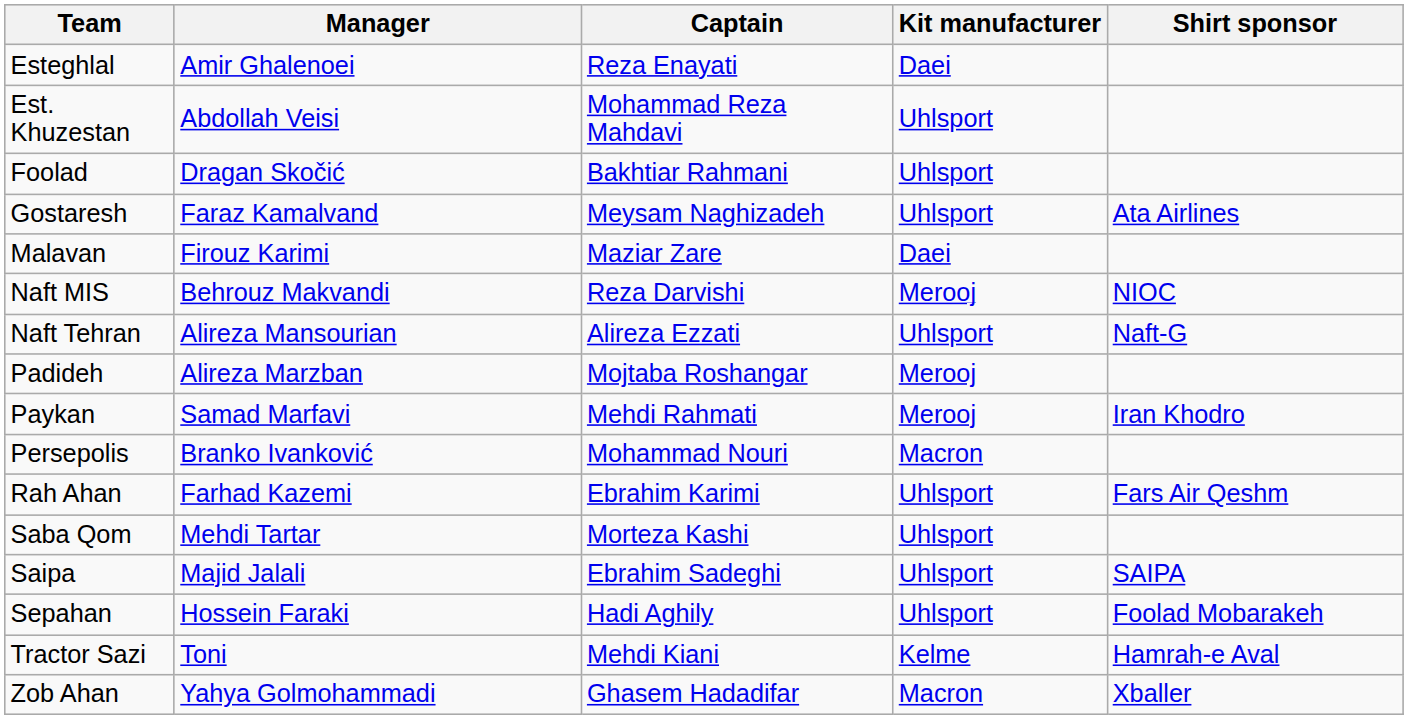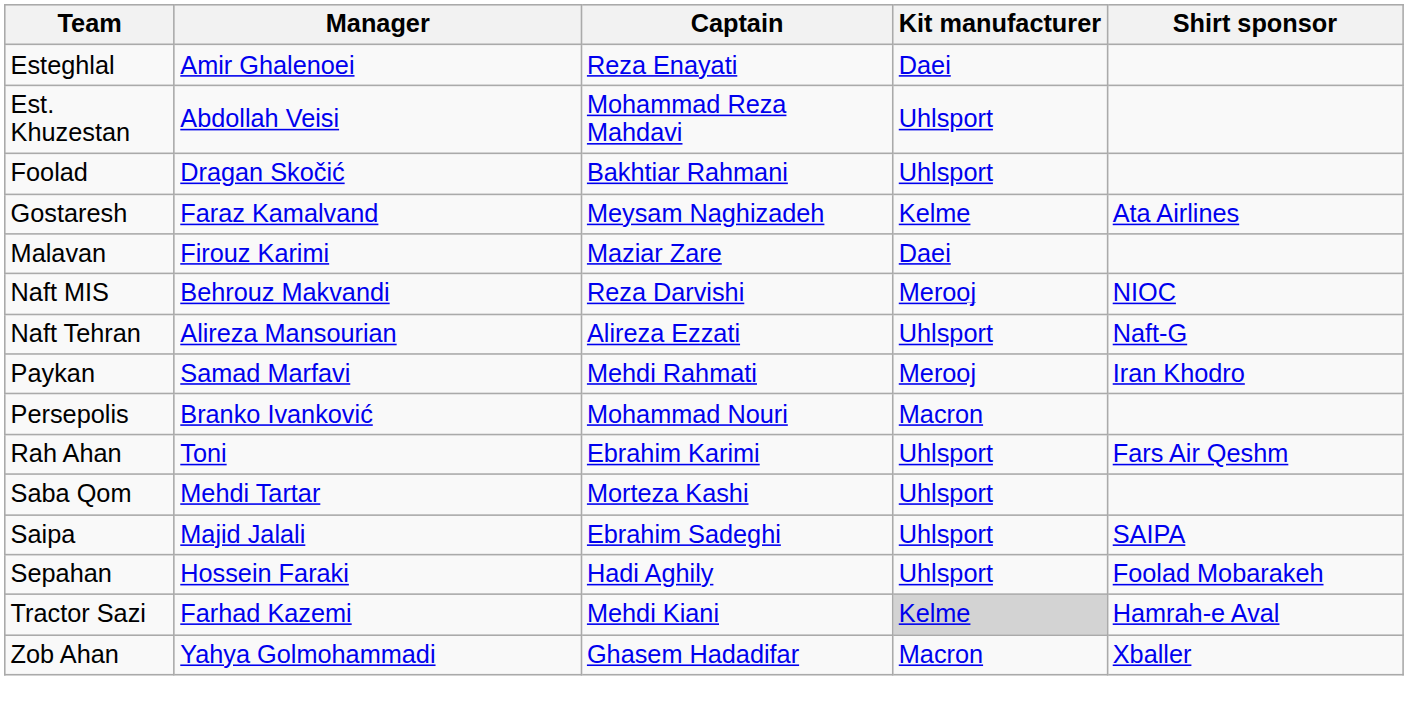(946, 213) Uhlsport -> (935, 213) Kelme
- row: (57, 373)
(266, 494) Farhad Kazemi -> (203, 453) Toni
(203, 654) Toni -> (266, 614) Farhad Kazemi
(935, 654) no background -> (935, 614) lightgrey background
